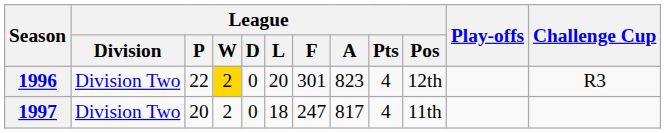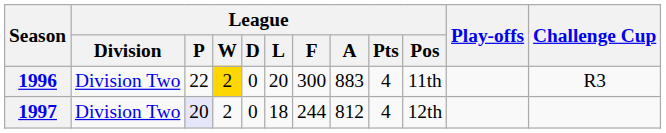(312, 81) 301 -> (312, 81) 300
(350, 81) 823 -> (350, 81) 883
(425, 81) 12th -> (425, 81) 11th
(199, 111) no background -> (199, 111) lavender background
(312, 111) 247 -> (312, 111) 244
(350, 111) 817 -> (350, 111) 812
(425, 111) 11th -> (425, 111) 12th
